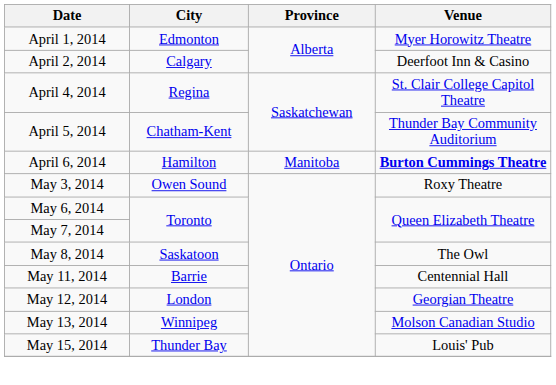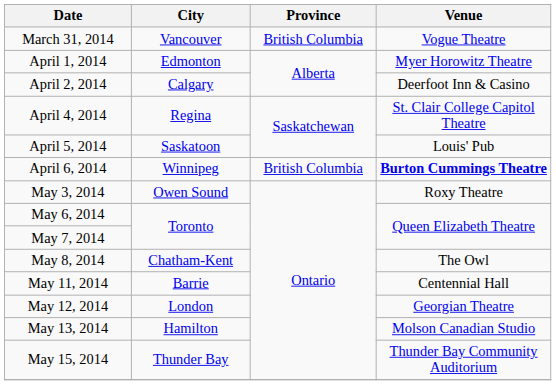+ row: (68, 38)
(189, 131) Chatham-Kent -> (191, 146) Saskatoon
(463, 131) Thunder Bay Community Auditorium -> (464, 146) Louis' Pub
(189, 162) Hamilton -> (191, 169) Winnipeg
(312, 162) Manitoba -> (313, 169) British Columbia
(189, 253) Saskatoon -> (191, 260) Chatham-Kent
(189, 322) Winnipeg -> (191, 329) Hamilton
(463, 345) Louis' Pub -> (464, 359) Thunder Bay Community Auditorium
